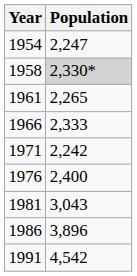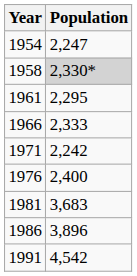(69, 97) 2,265 -> (69, 97) 2,295
(69, 204) 3,043 -> (69, 204) 3,683
